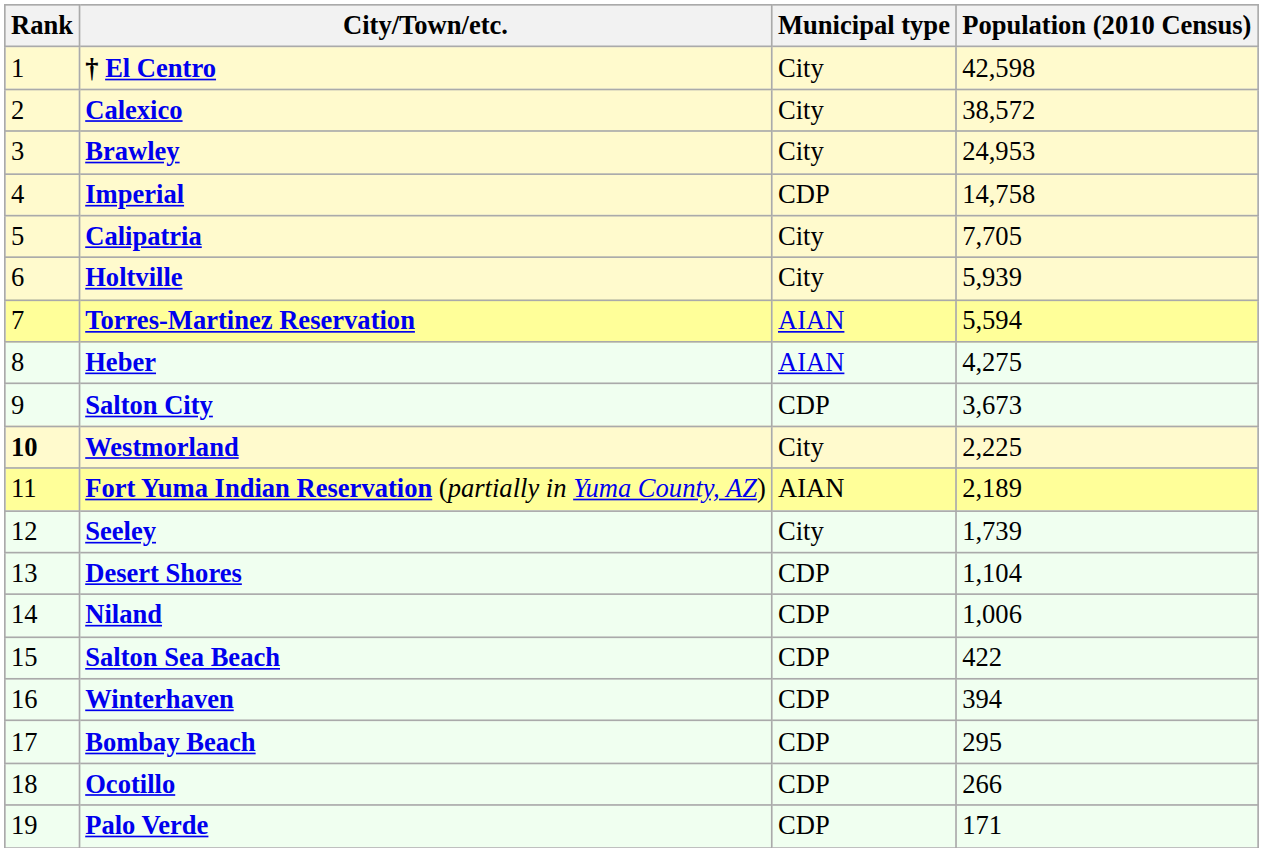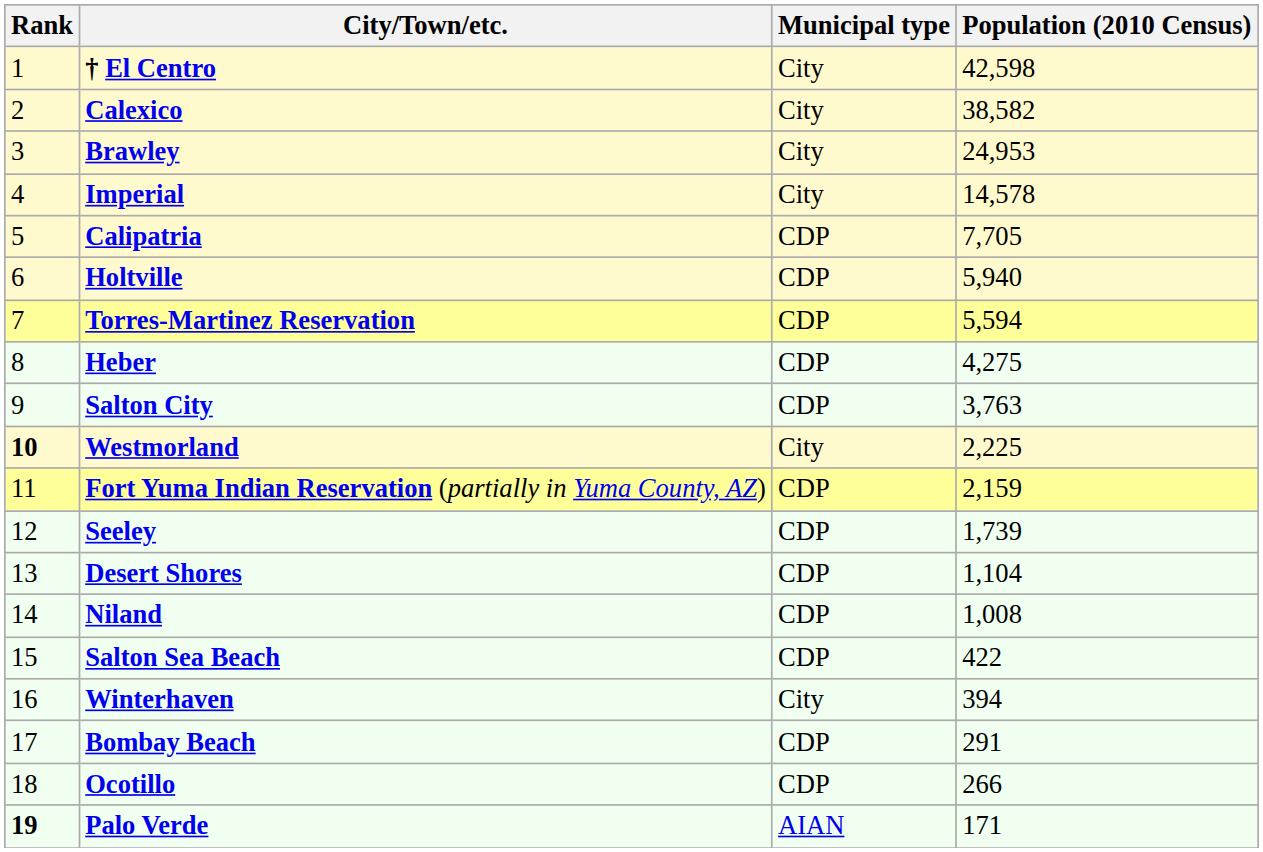(999, 109) 38,572 -> (999, 109) 38,582
(804, 194) CDP -> (801, 194) City
(999, 194) 14,758 -> (999, 194) 14,578
(801, 236) City -> (804, 236) CDP
(801, 278) City -> (804, 278) CDP
(992, 278) 5,939 -> (992, 278) 5,940
(811, 320) AIAN -> (804, 320) CDP
(811, 362) AIAN -> (804, 362) CDP
(992, 404) 3,673 -> (992, 404) 3,763
(811, 488) AIAN -> (804, 488) CDP
(992, 488) 2,189 -> (992, 488) 2,159
(801, 531) City -> (804, 531) CDP
(992, 615) 1,006 -> (992, 615) 1,008
(804, 699) CDP -> (801, 699) City
(982, 741) 295 -> (982, 741) 291
(24, 825) normal -> (24, 825) bold
(804, 825) CDP -> (811, 825) AIAN
